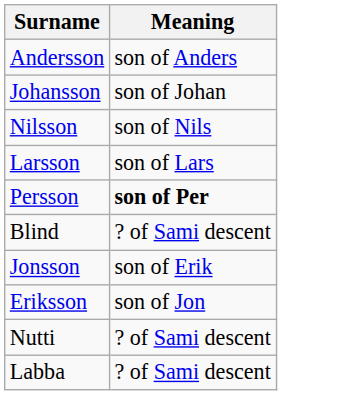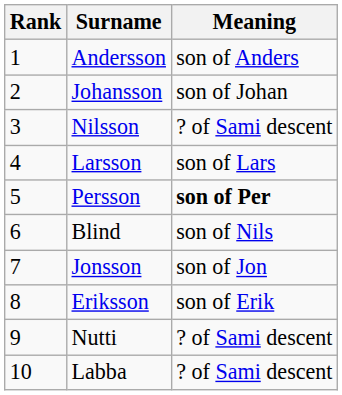+ column: (36, 22)
(163, 127) son of Nils -> (254, 127) ? of Sami descent
(193, 232) ? of Sami descent -> (225, 232) son of Nils
(163, 267) son of Erik -> (222, 267) son of Jon
(160, 302) son of Jon -> (225, 302) son of Erik
